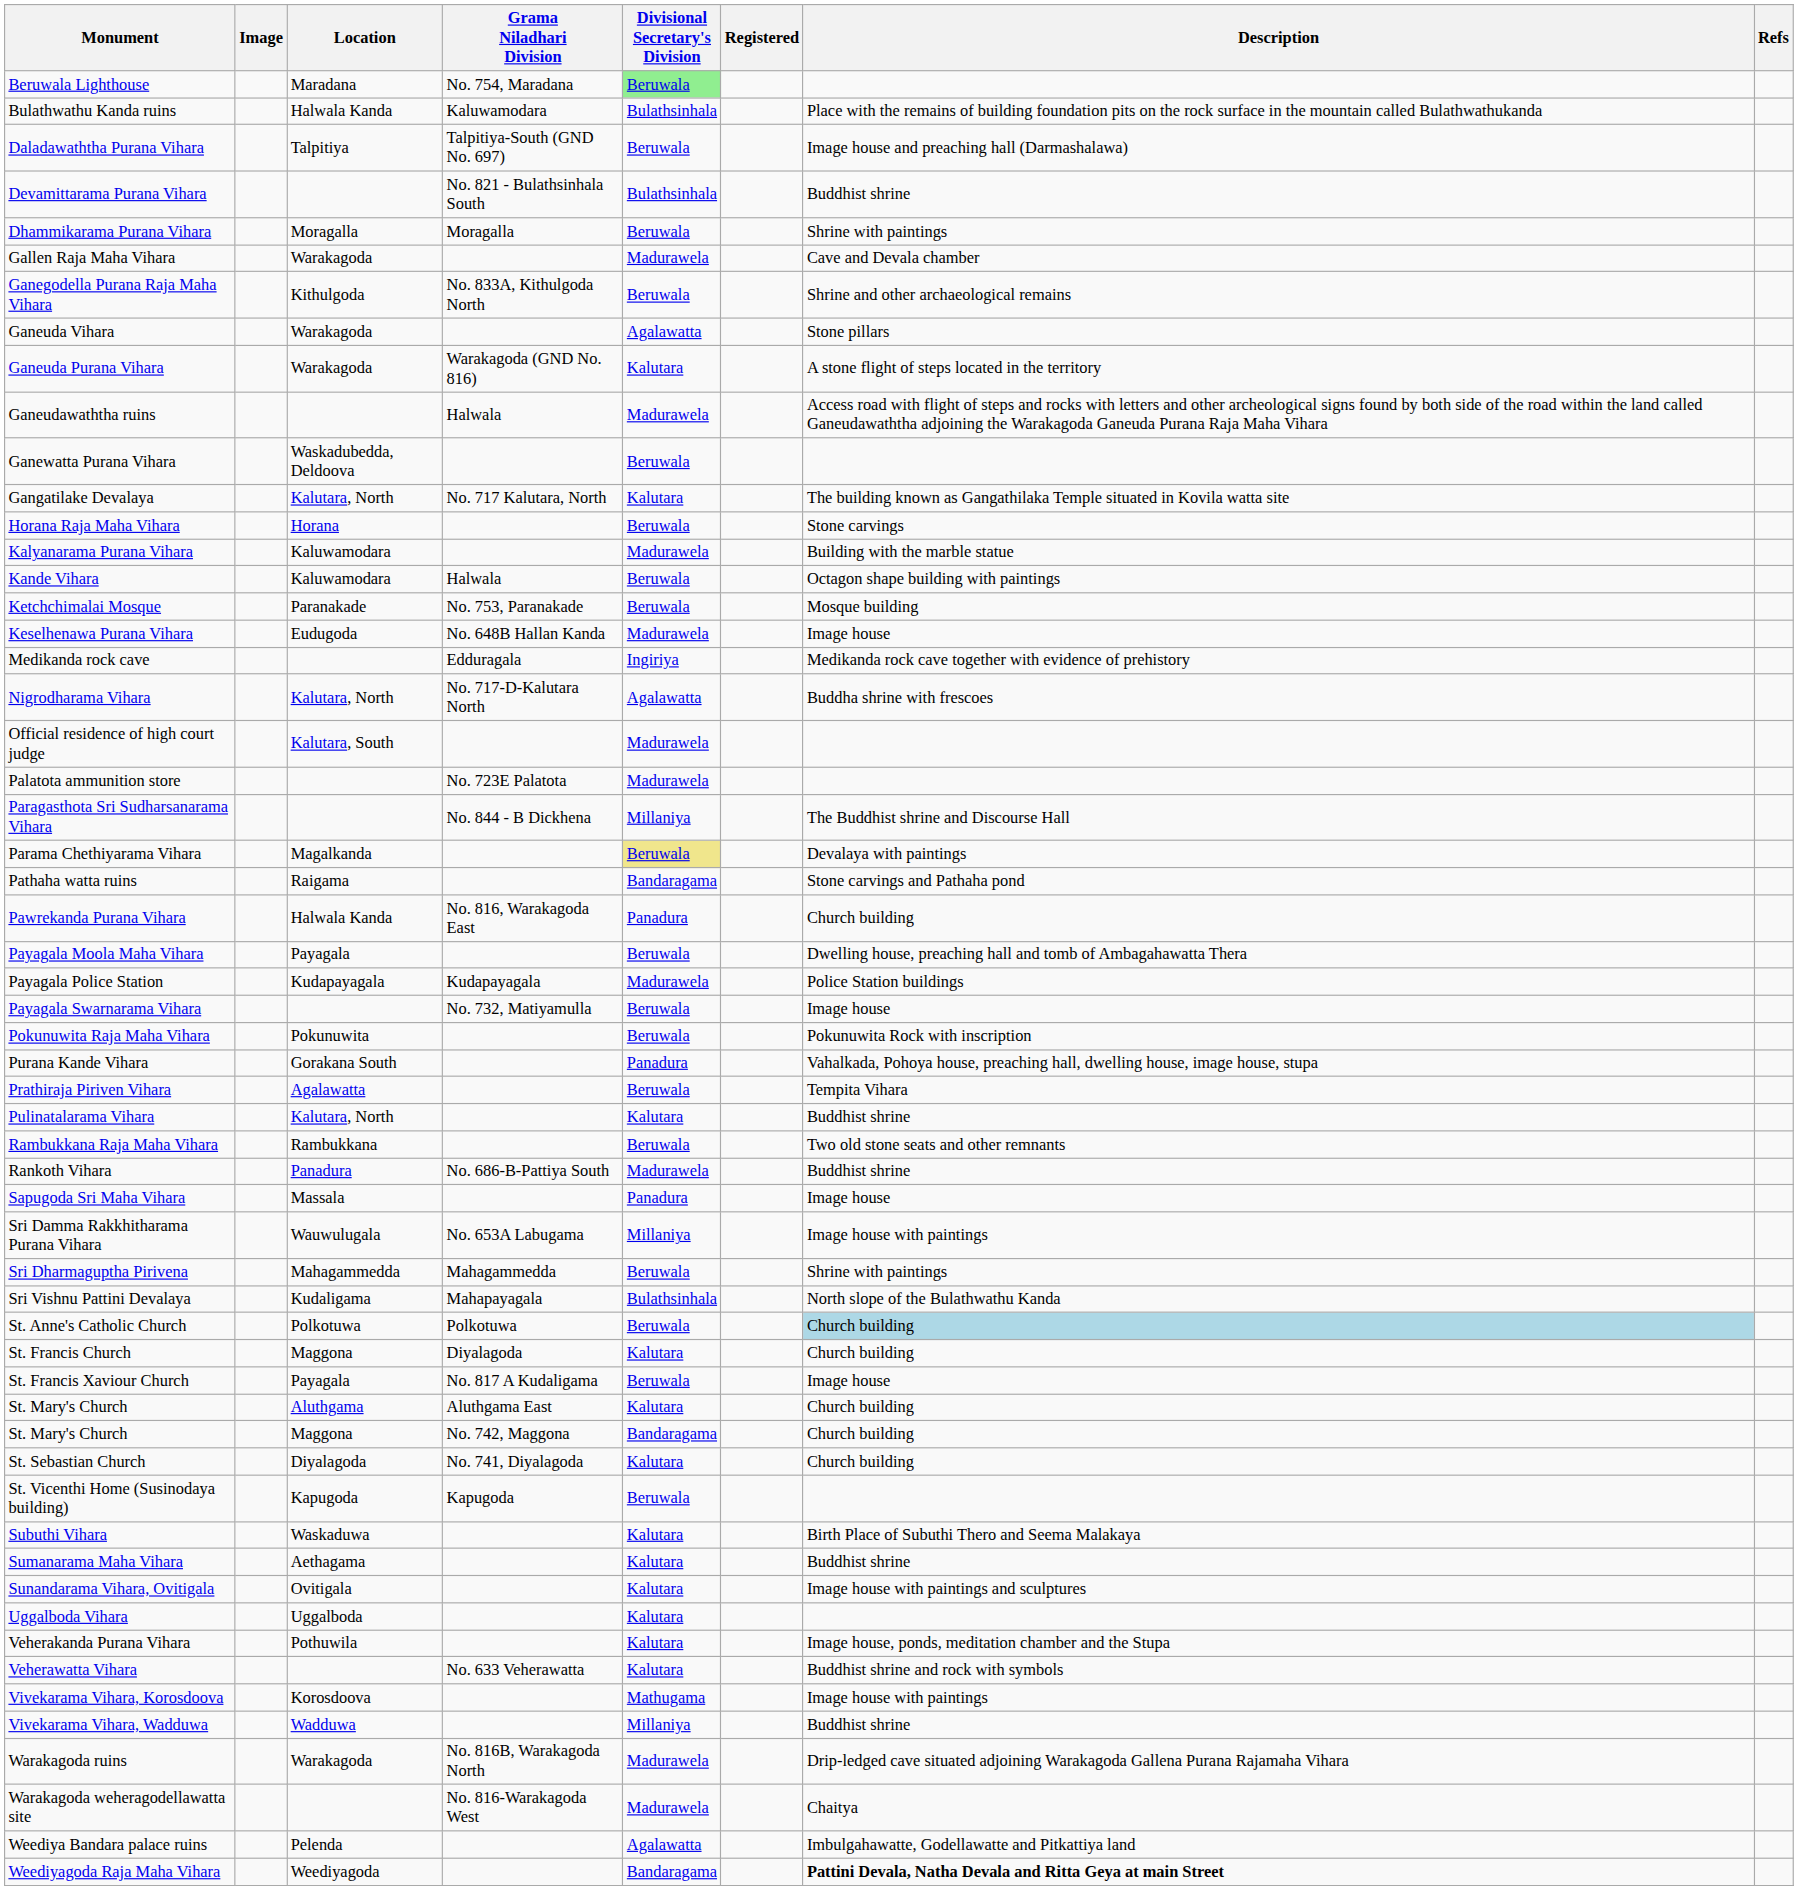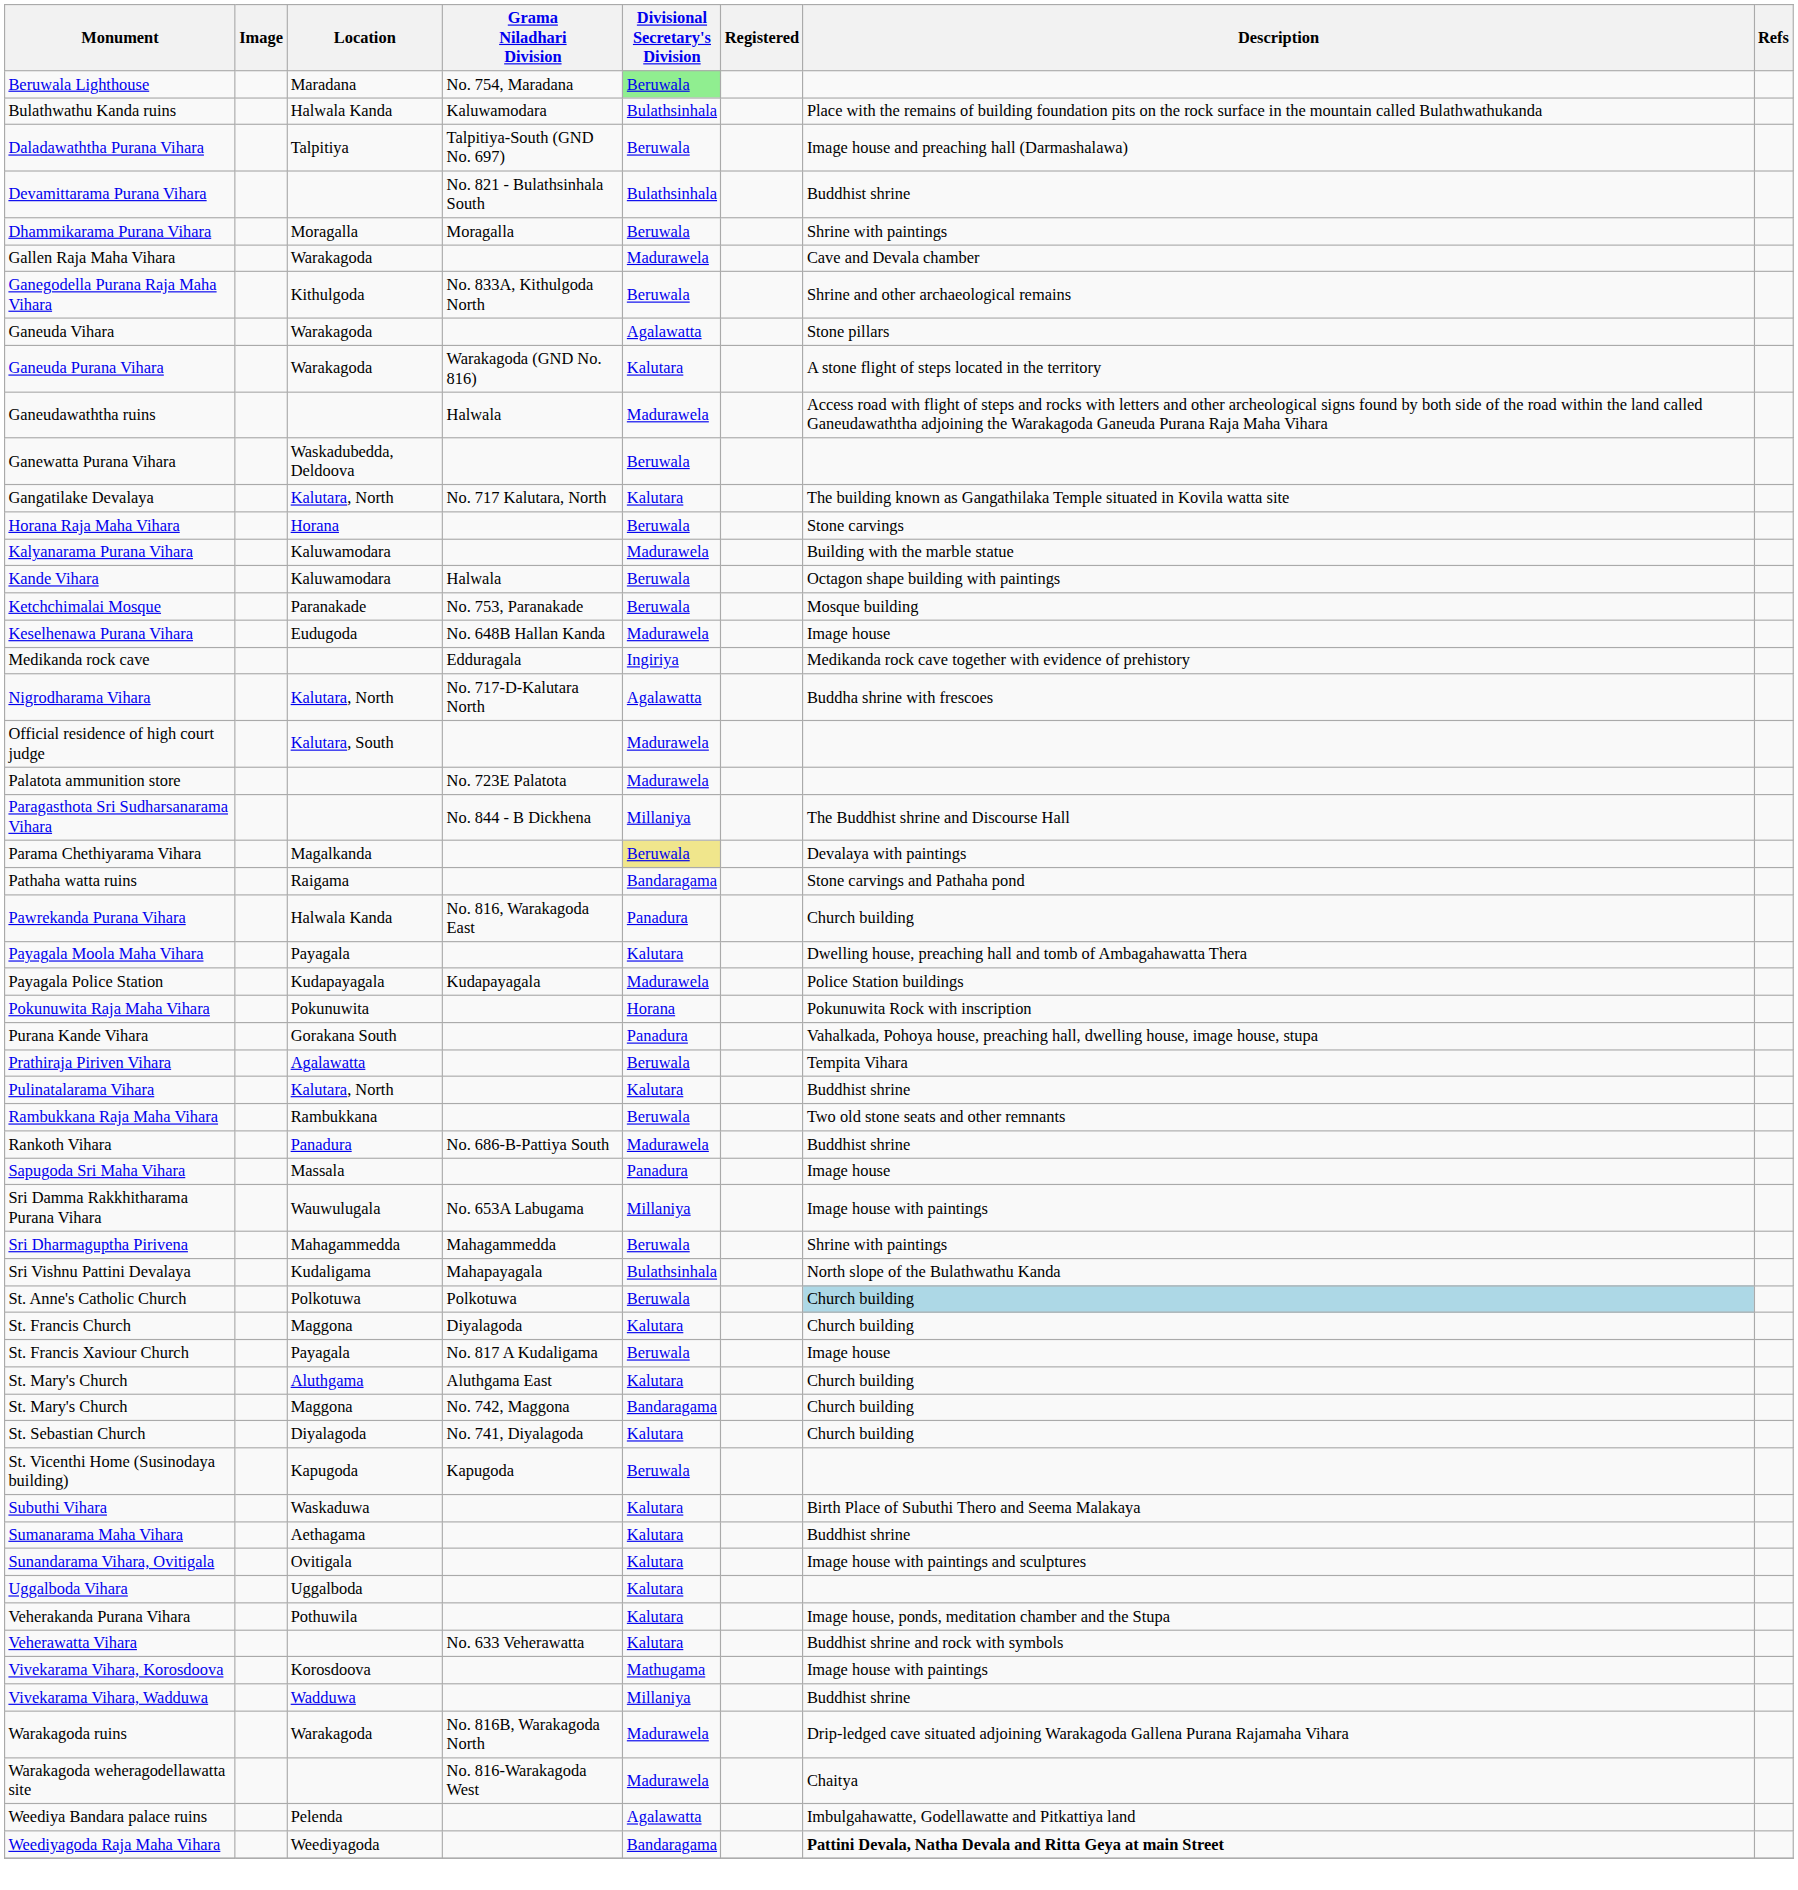(658, 954) Beruwala -> (655, 954) Kalutara
- row: (105, 1009)
(658, 1036) Beruwala -> (651, 1009) Horana
